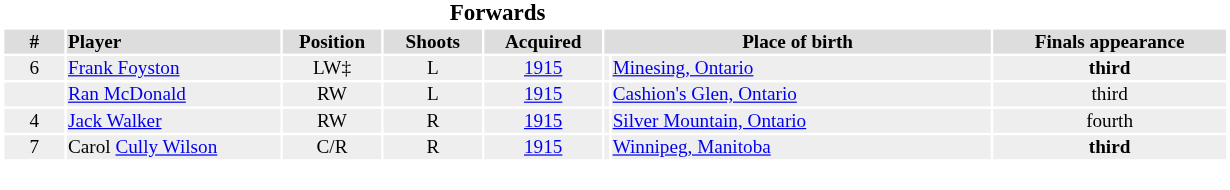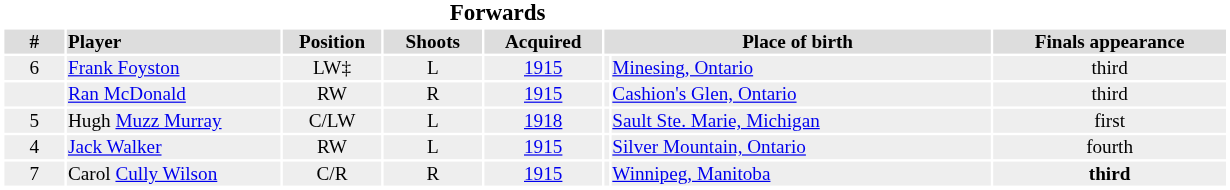(1110, 67) bold -> (1110, 67) normal
(433, 94) L -> (433, 94) R
+ row: (145, 120)
(433, 120) R -> (433, 147) L
